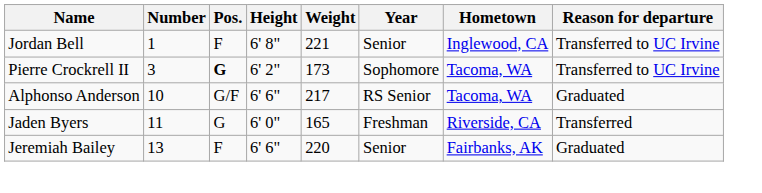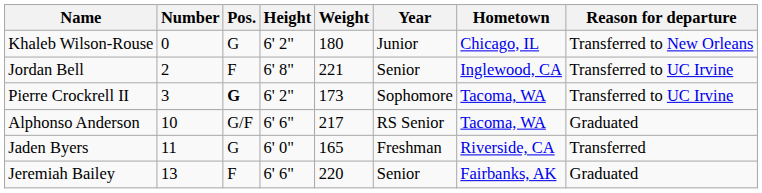+ row: (81, 43)
(151, 43) 1 -> (165, 69) 2
